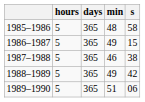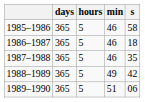columns swapped: (93, 12) <-> (67, 12)
(112, 27) 48 -> (112, 27) 46
(112, 43) 49 -> (112, 43) 46
(132, 43) 15 -> (132, 43) 18
(132, 58) 38 -> (132, 58) 35
